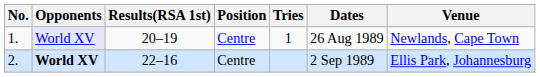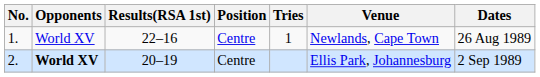columns swapped: (347, 15) <-> (461, 15)
(65, 38) lavender background -> (65, 38) no background
(160, 38) 20–19 -> (160, 38) 22–16
(160, 60) 22–16 -> (160, 60) 20–19
